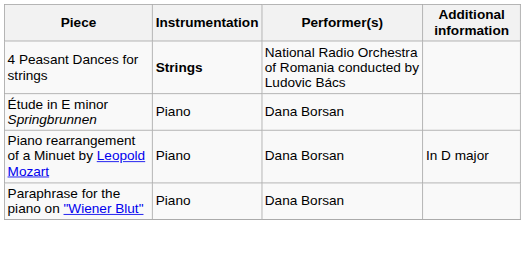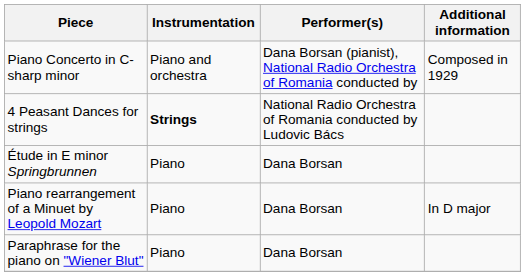+ row: (71, 67)
